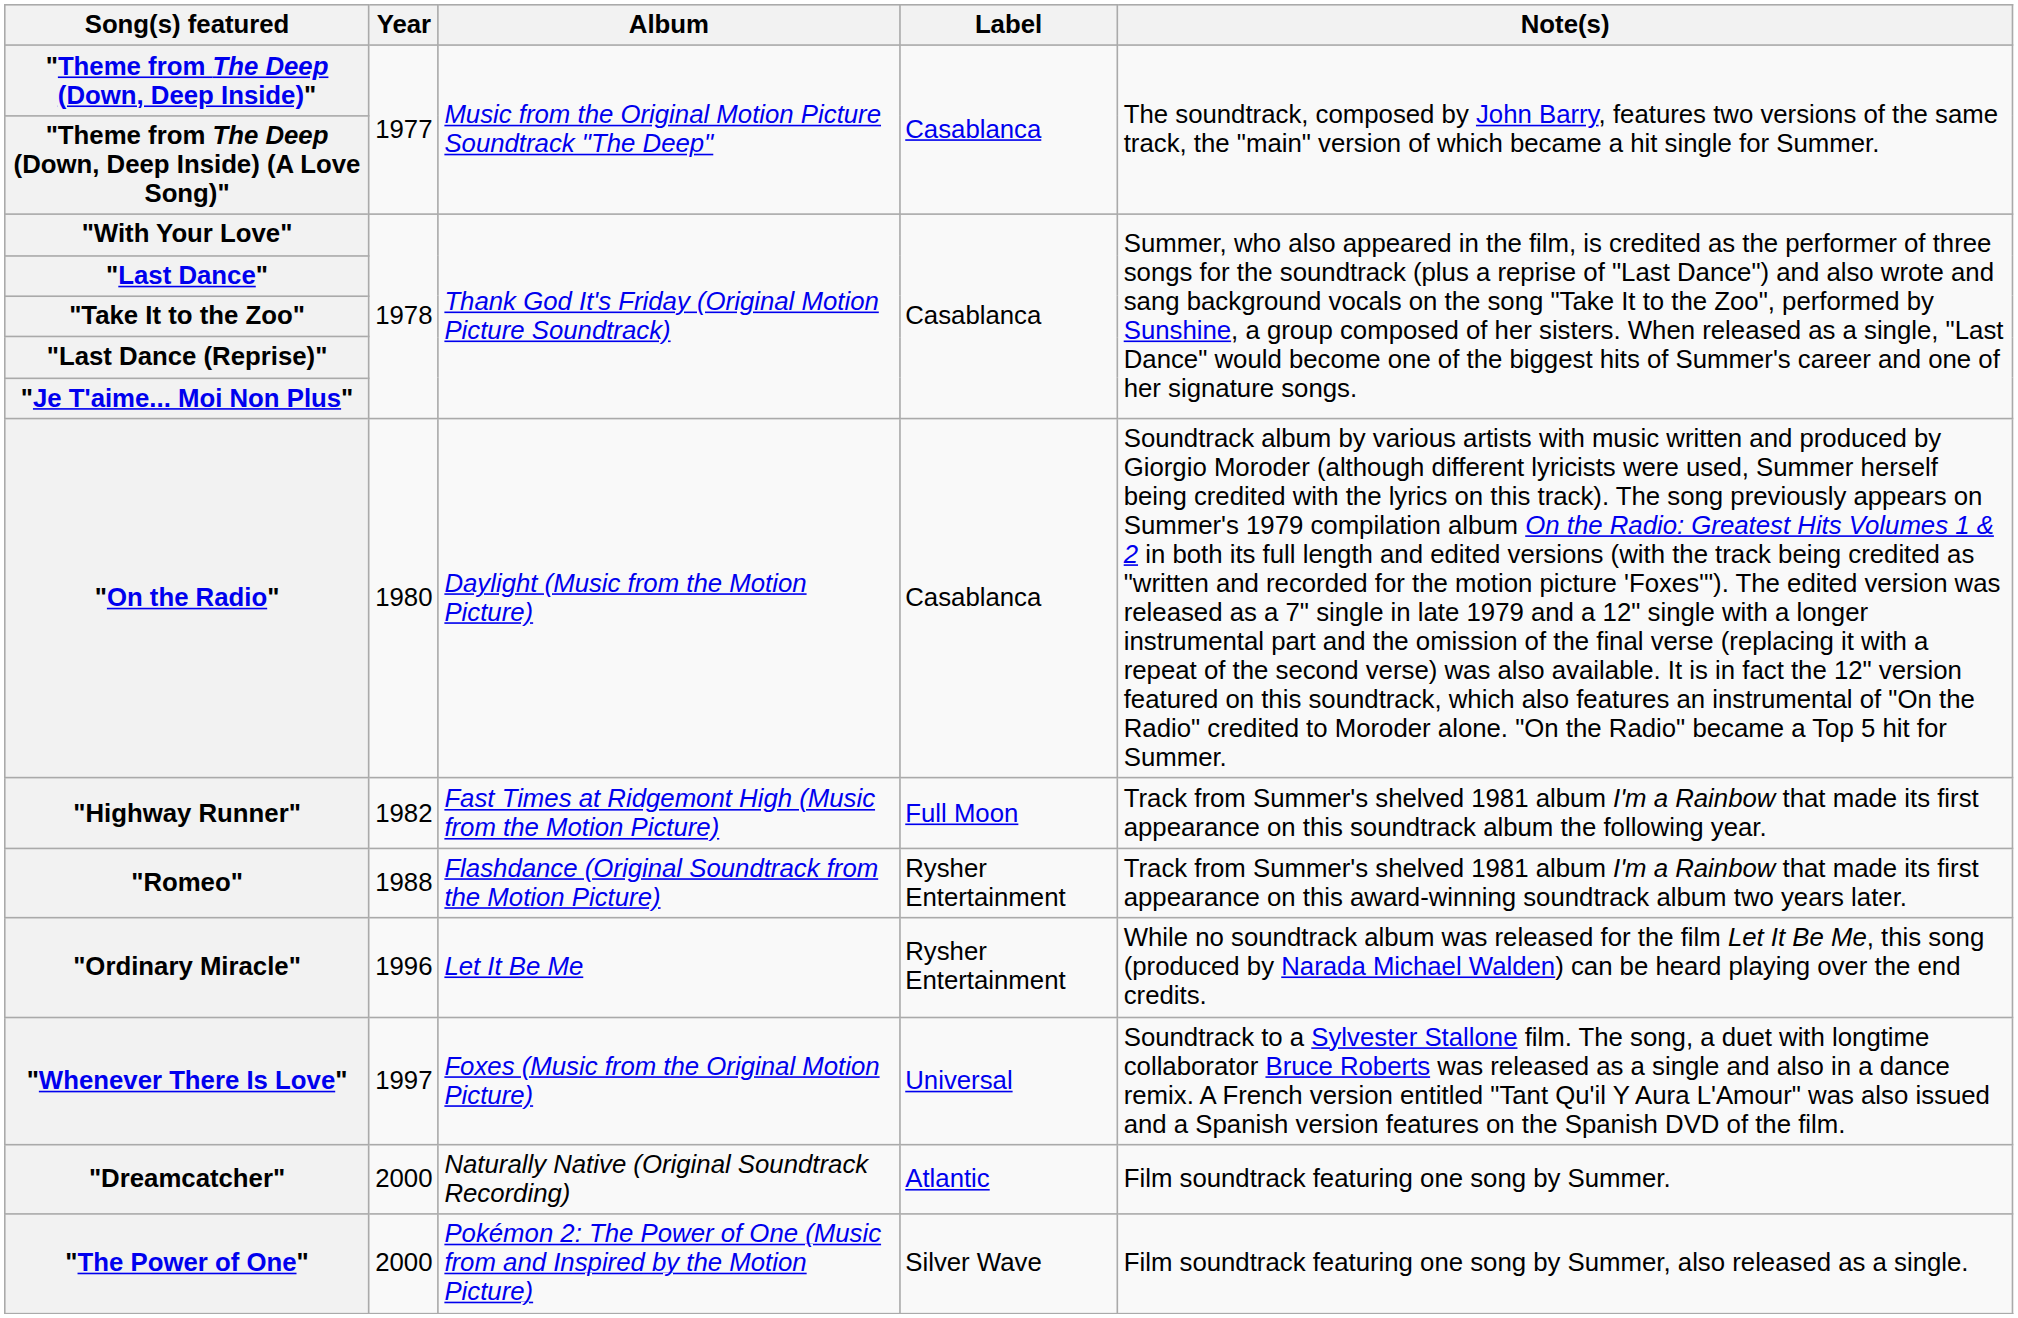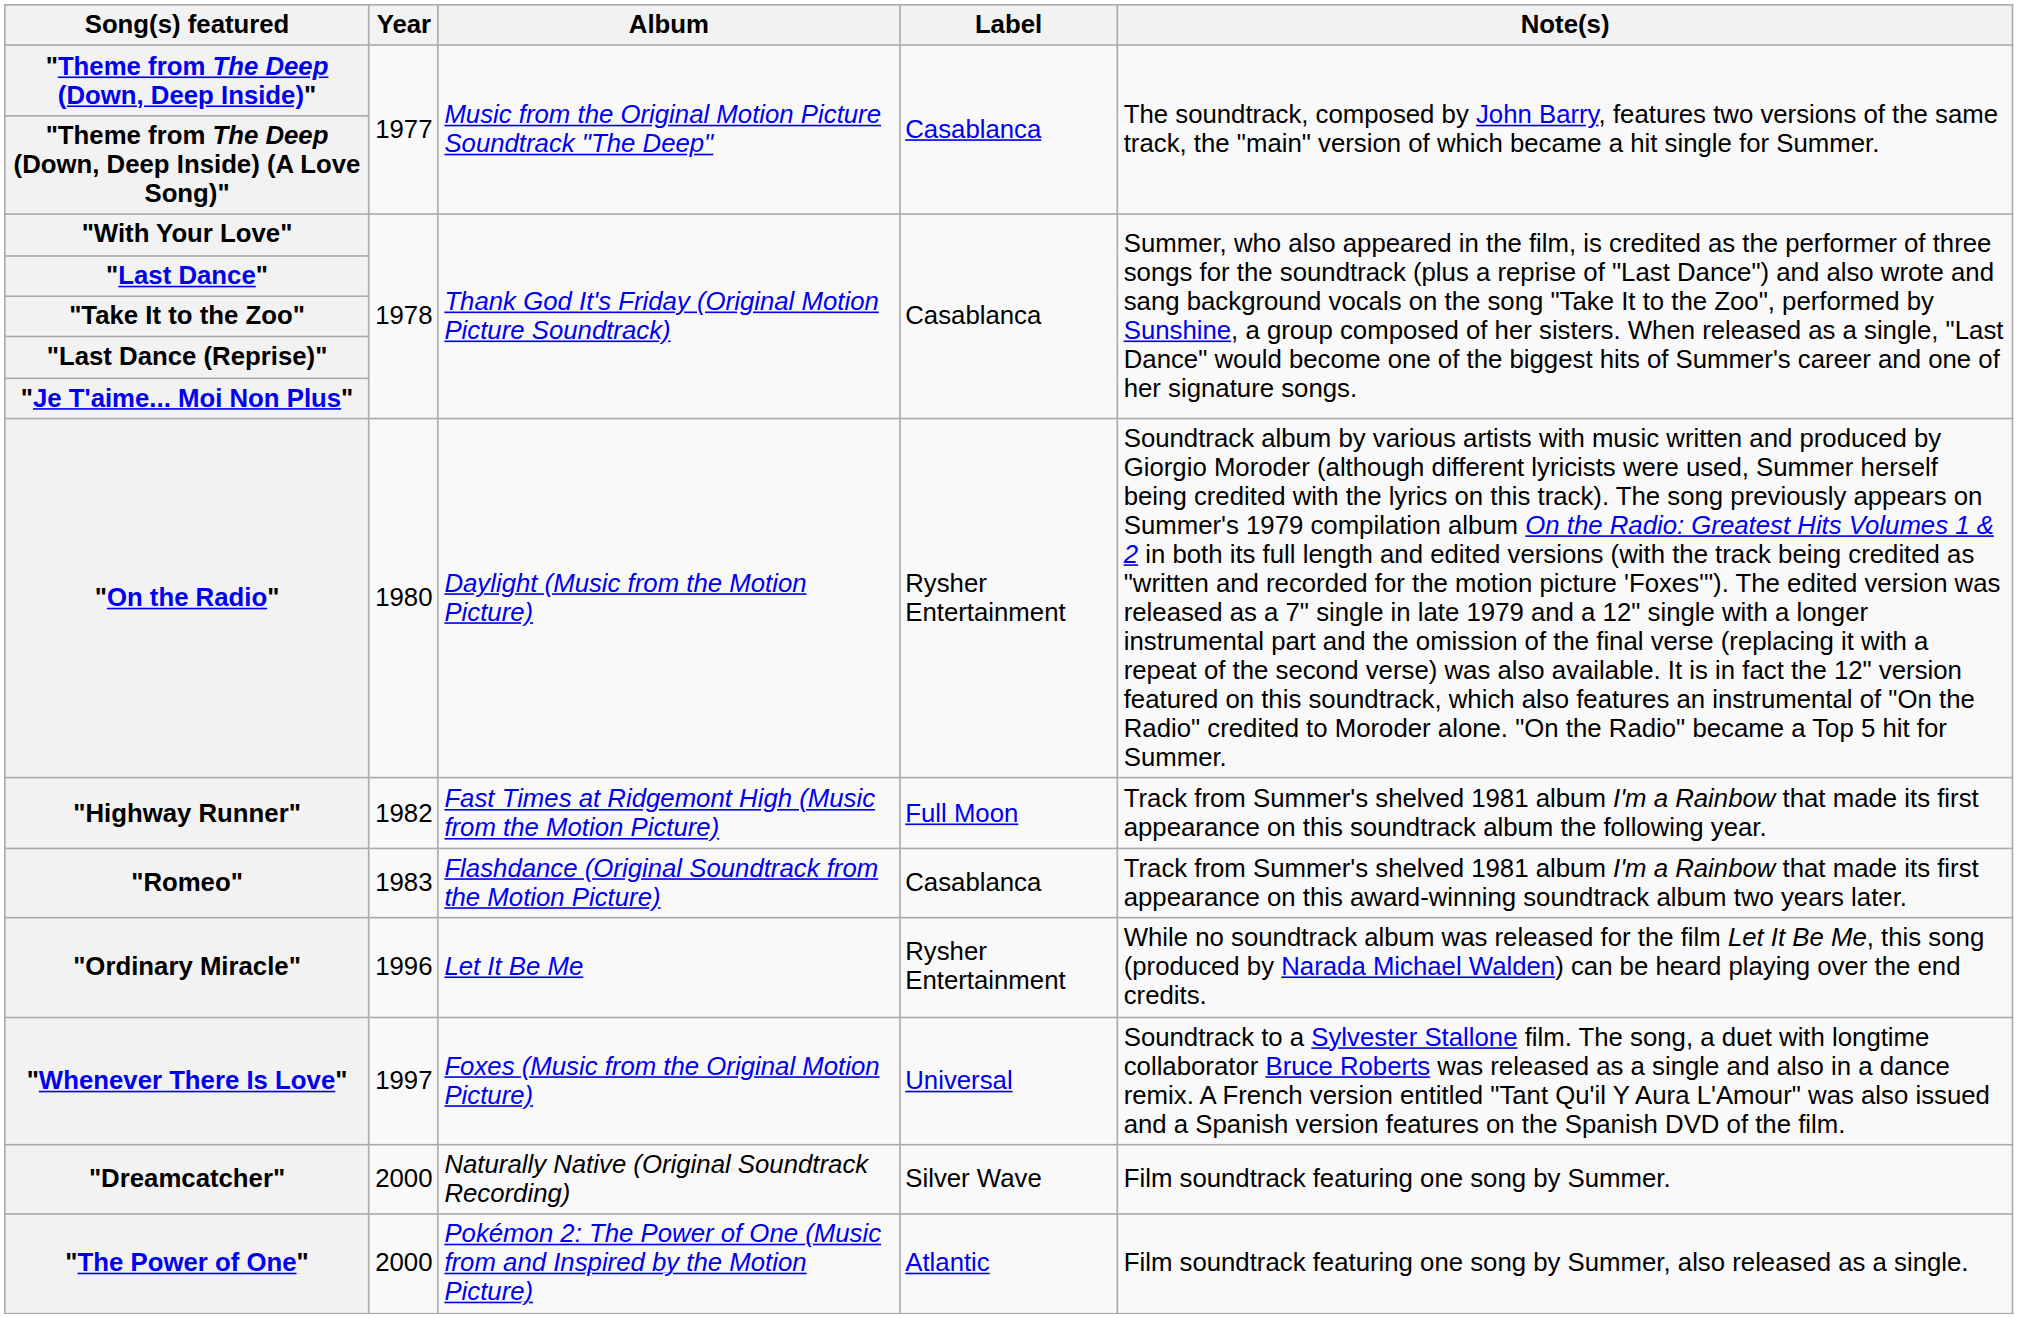(973, 598) Casablanca -> (985, 598) Rysher Entertainment
(404, 882) 1988 -> (404, 882) 1983
(985, 882) Rysher Entertainment -> (973, 882) Casablanca
(947, 1179) Atlantic -> (973, 1179) Silver Wave
(973, 1263) Silver Wave -> (947, 1263) Atlantic
